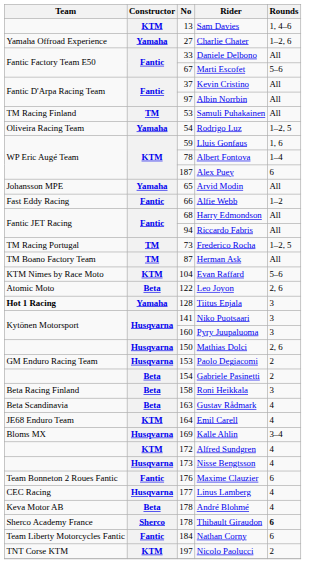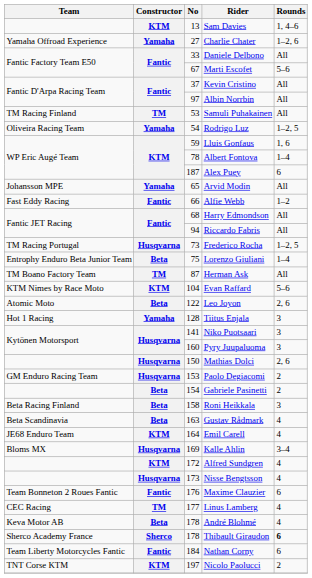(152, 244) TM -> (159, 244) Husqvarna
+ row: (234, 259)
(31, 303) bold -> (30, 317) normal
(152, 492) Husqvarna -> (159, 507) TM
